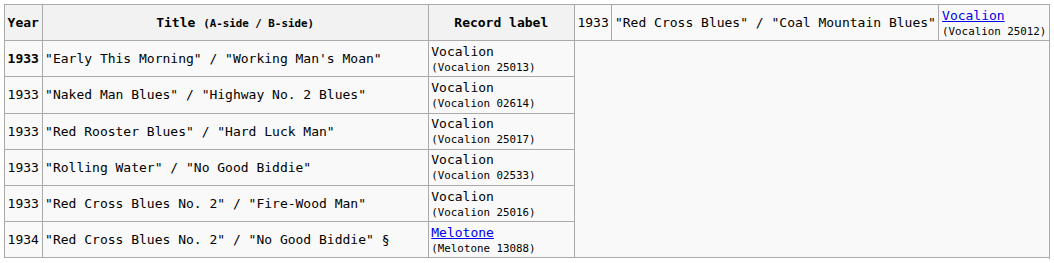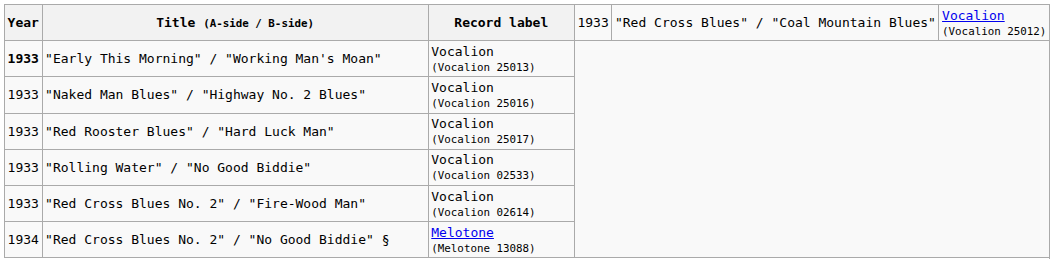(483, 95) Vocalion (Vocalion 02614) -> (483, 95) Vocalion (Vocalion 25016)
(483, 204) Vocalion (Vocalion 25016) -> (483, 204) Vocalion (Vocalion 02614)
